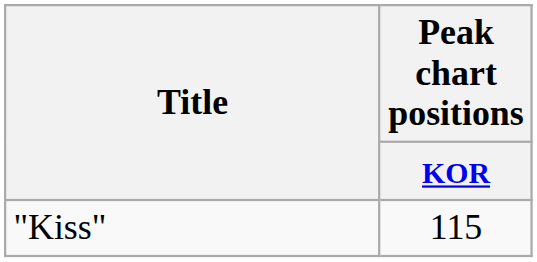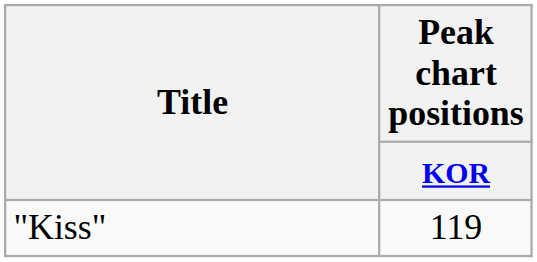(456, 227) 115 -> (456, 227) 119
